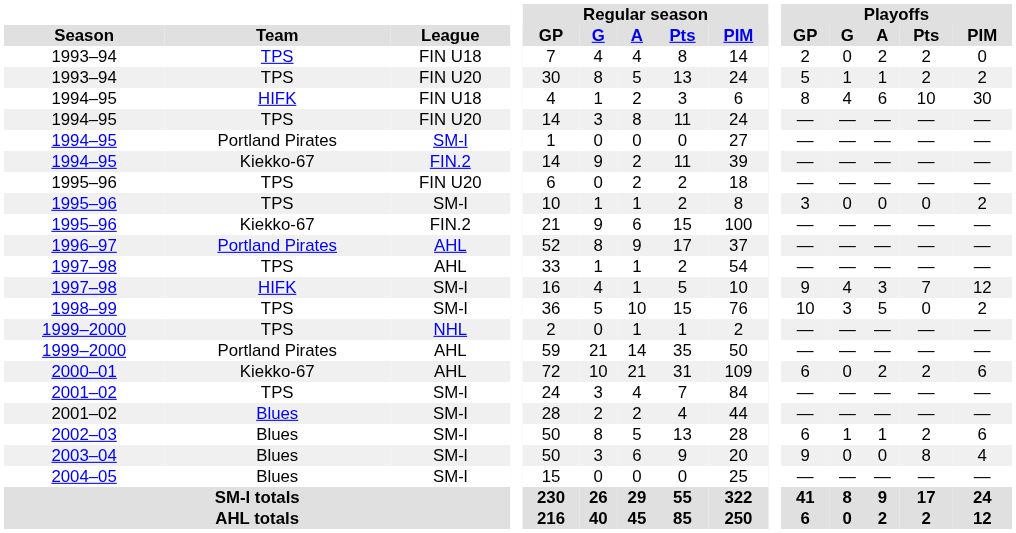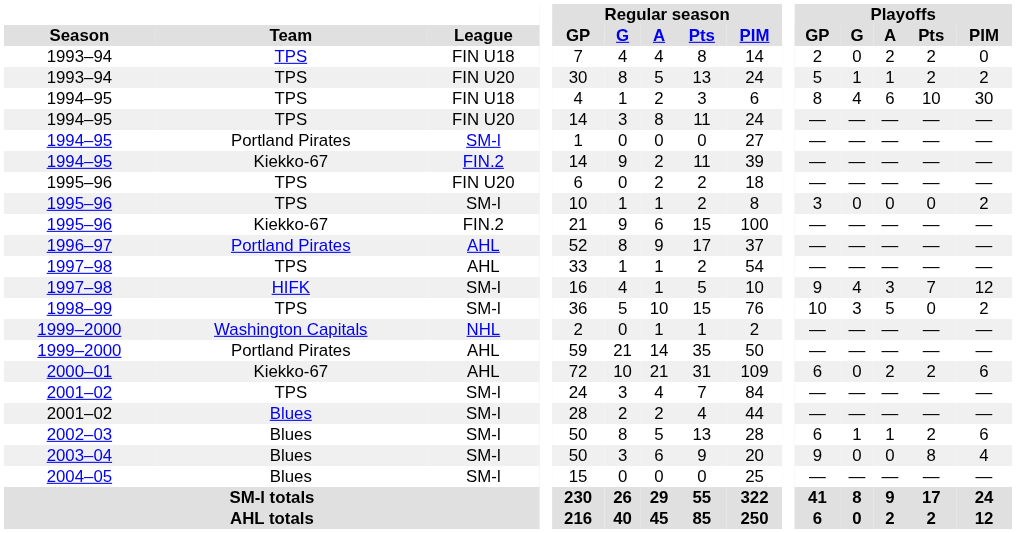(277, 98) HIFK -> (291, 98) TPS
(277, 329) TPS -> (291, 329) Washington Capitals
